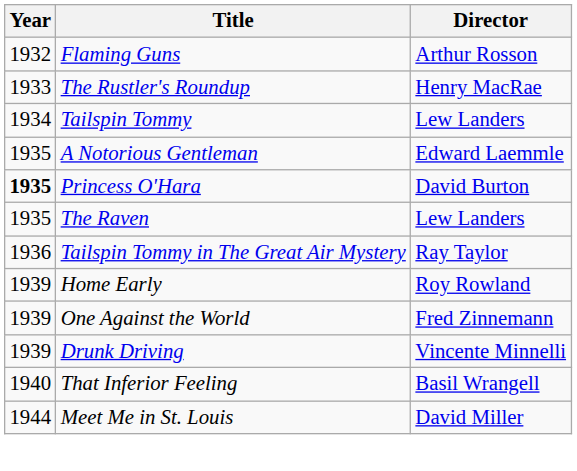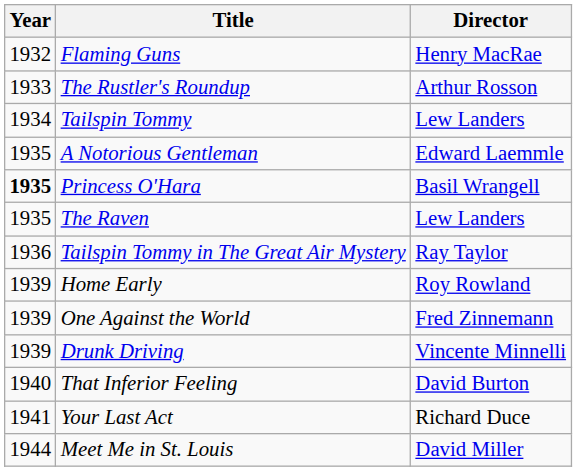(476, 53) Arthur Rosson -> (479, 53) Henry MacRae
(479, 86) Henry MacRae -> (476, 86) Arthur Rosson
(472, 185) David Burton -> (477, 185) Basil Wrangell
(477, 383) Basil Wrangell -> (472, 383) David Burton
+ row: (117, 416)
